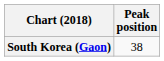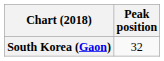(137, 46) 38 -> (137, 46) 32
